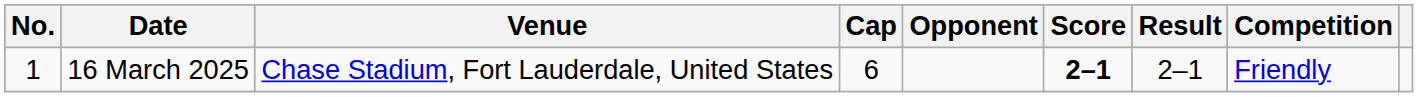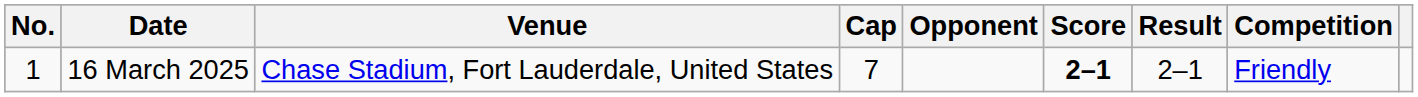(871, 69) 6 -> (871, 69) 7
